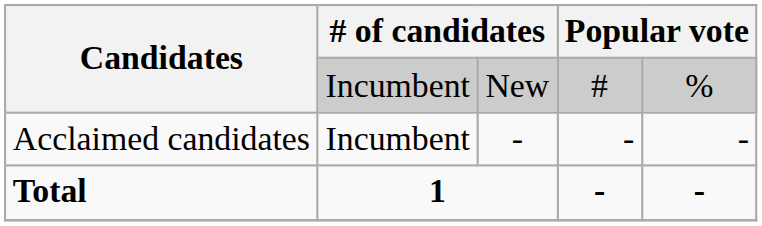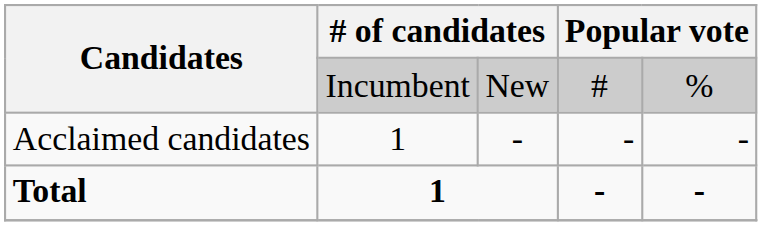(398, 138) Incumbent -> (398, 138) 1
